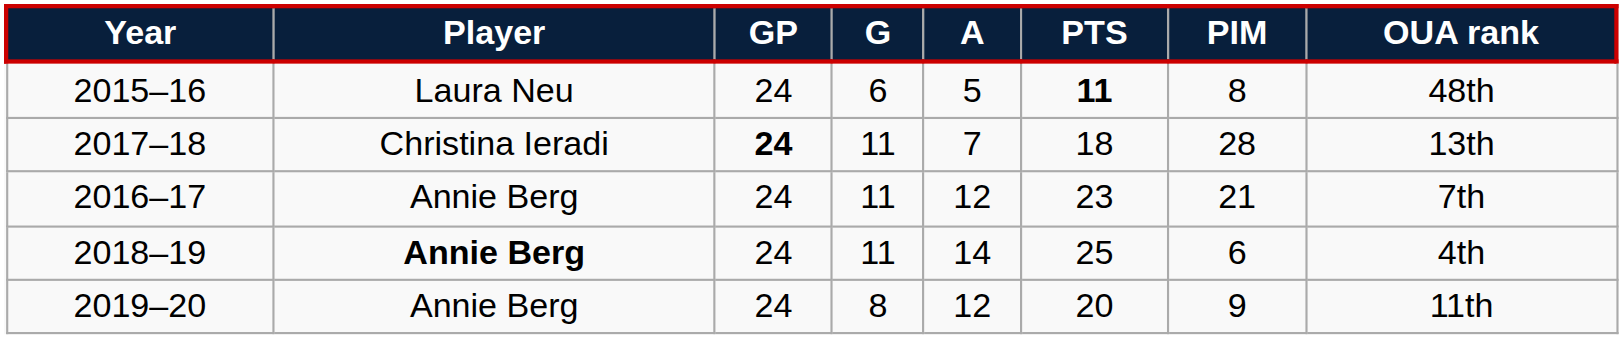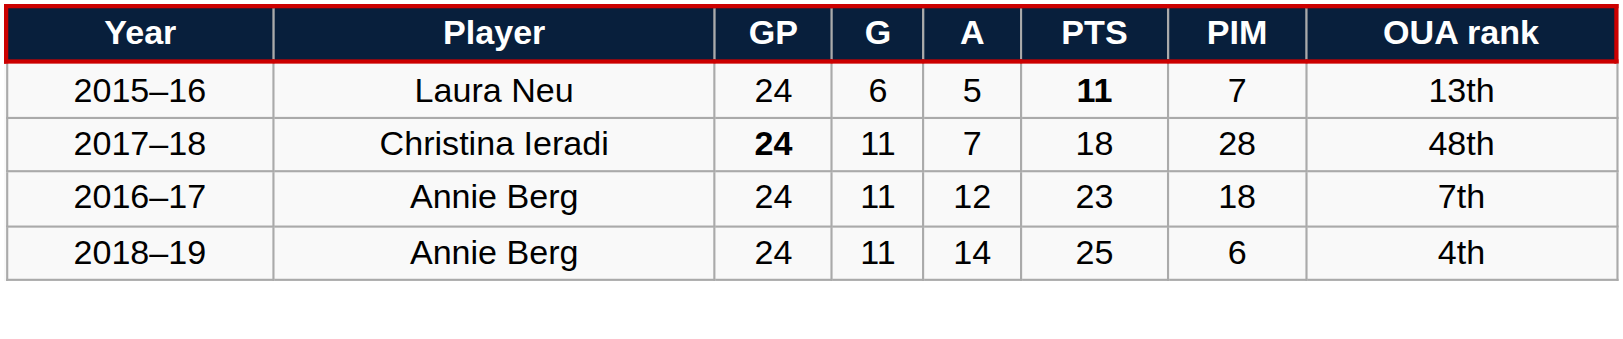(1237, 89) 8 -> (1237, 89) 7
(1462, 89) 48th -> (1462, 89) 13th
(1462, 143) 13th -> (1462, 143) 48th
(1237, 197) 21 -> (1237, 197) 18
(494, 251) bold -> (494, 251) normal
- row: (140, 306)
